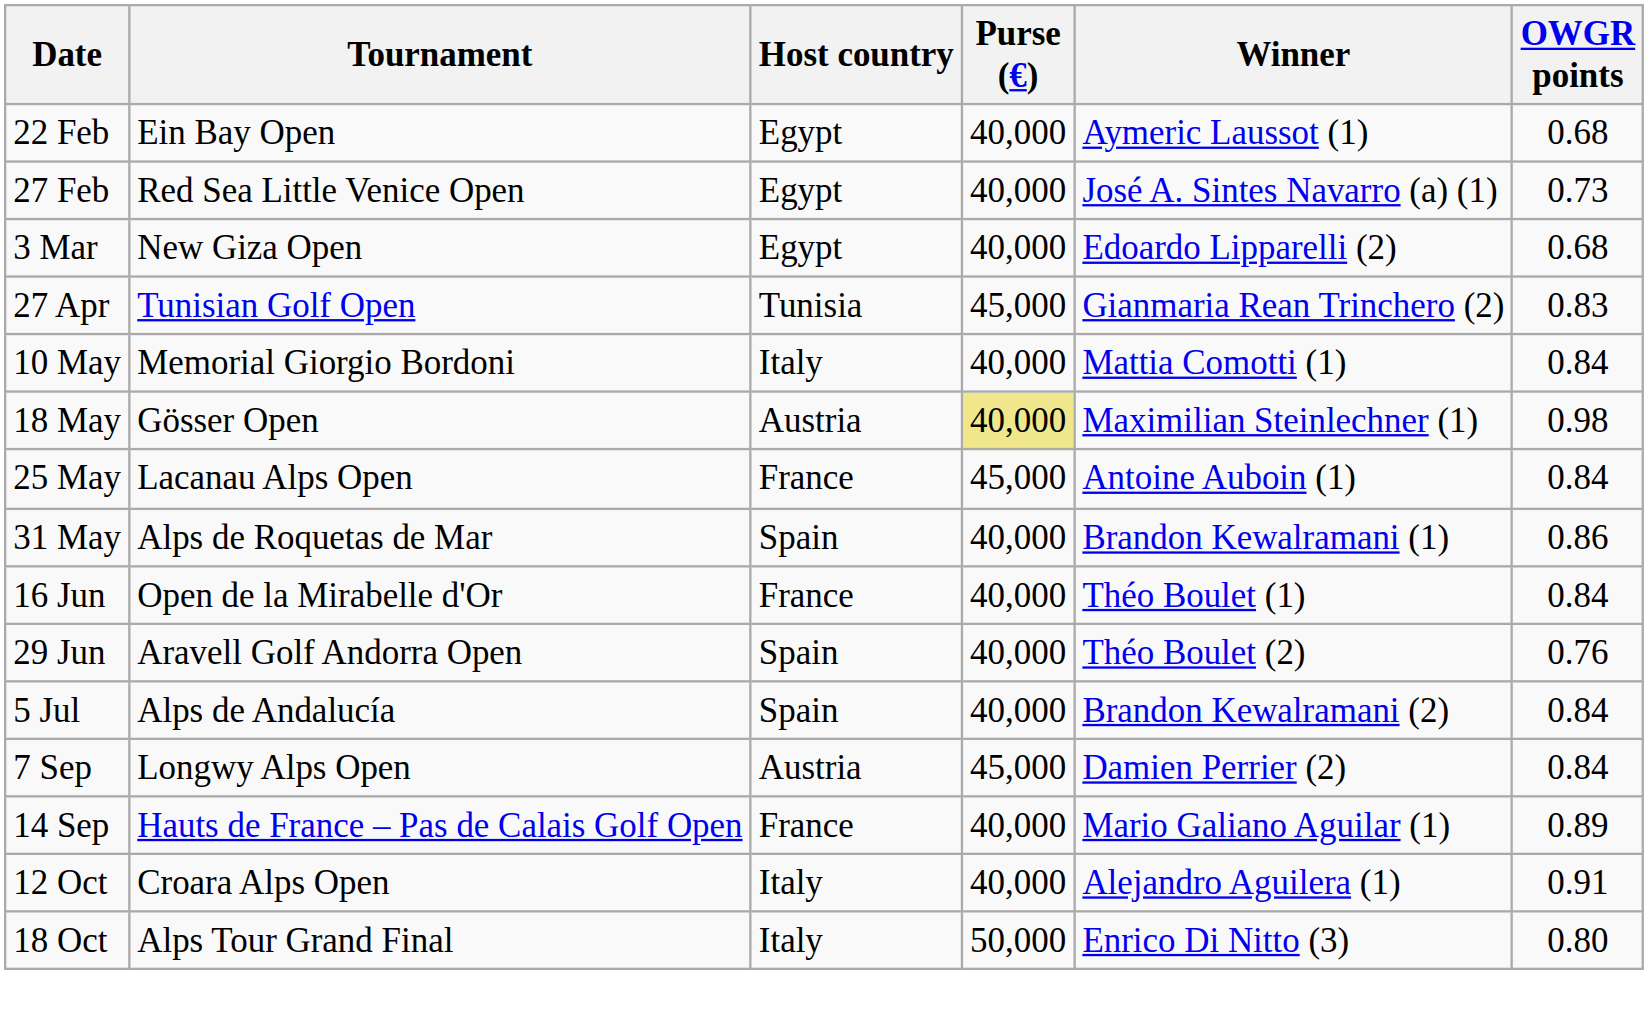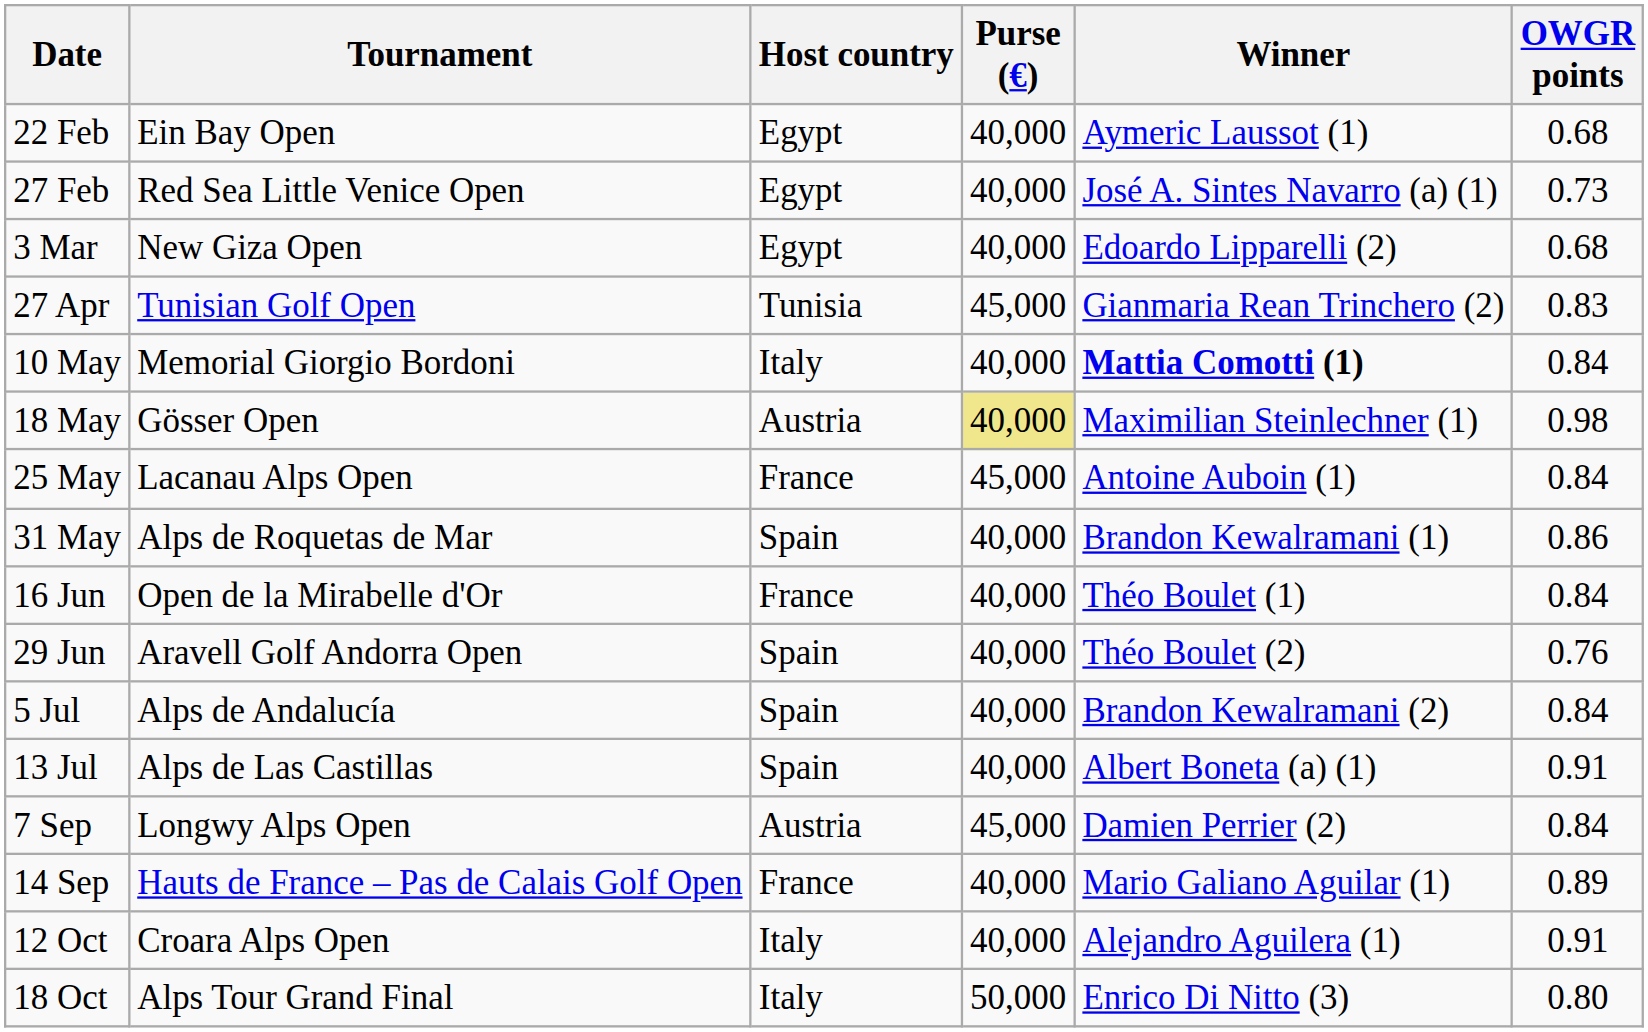(1214, 363) normal -> (1223, 363) bold
+ row: (55, 766)
